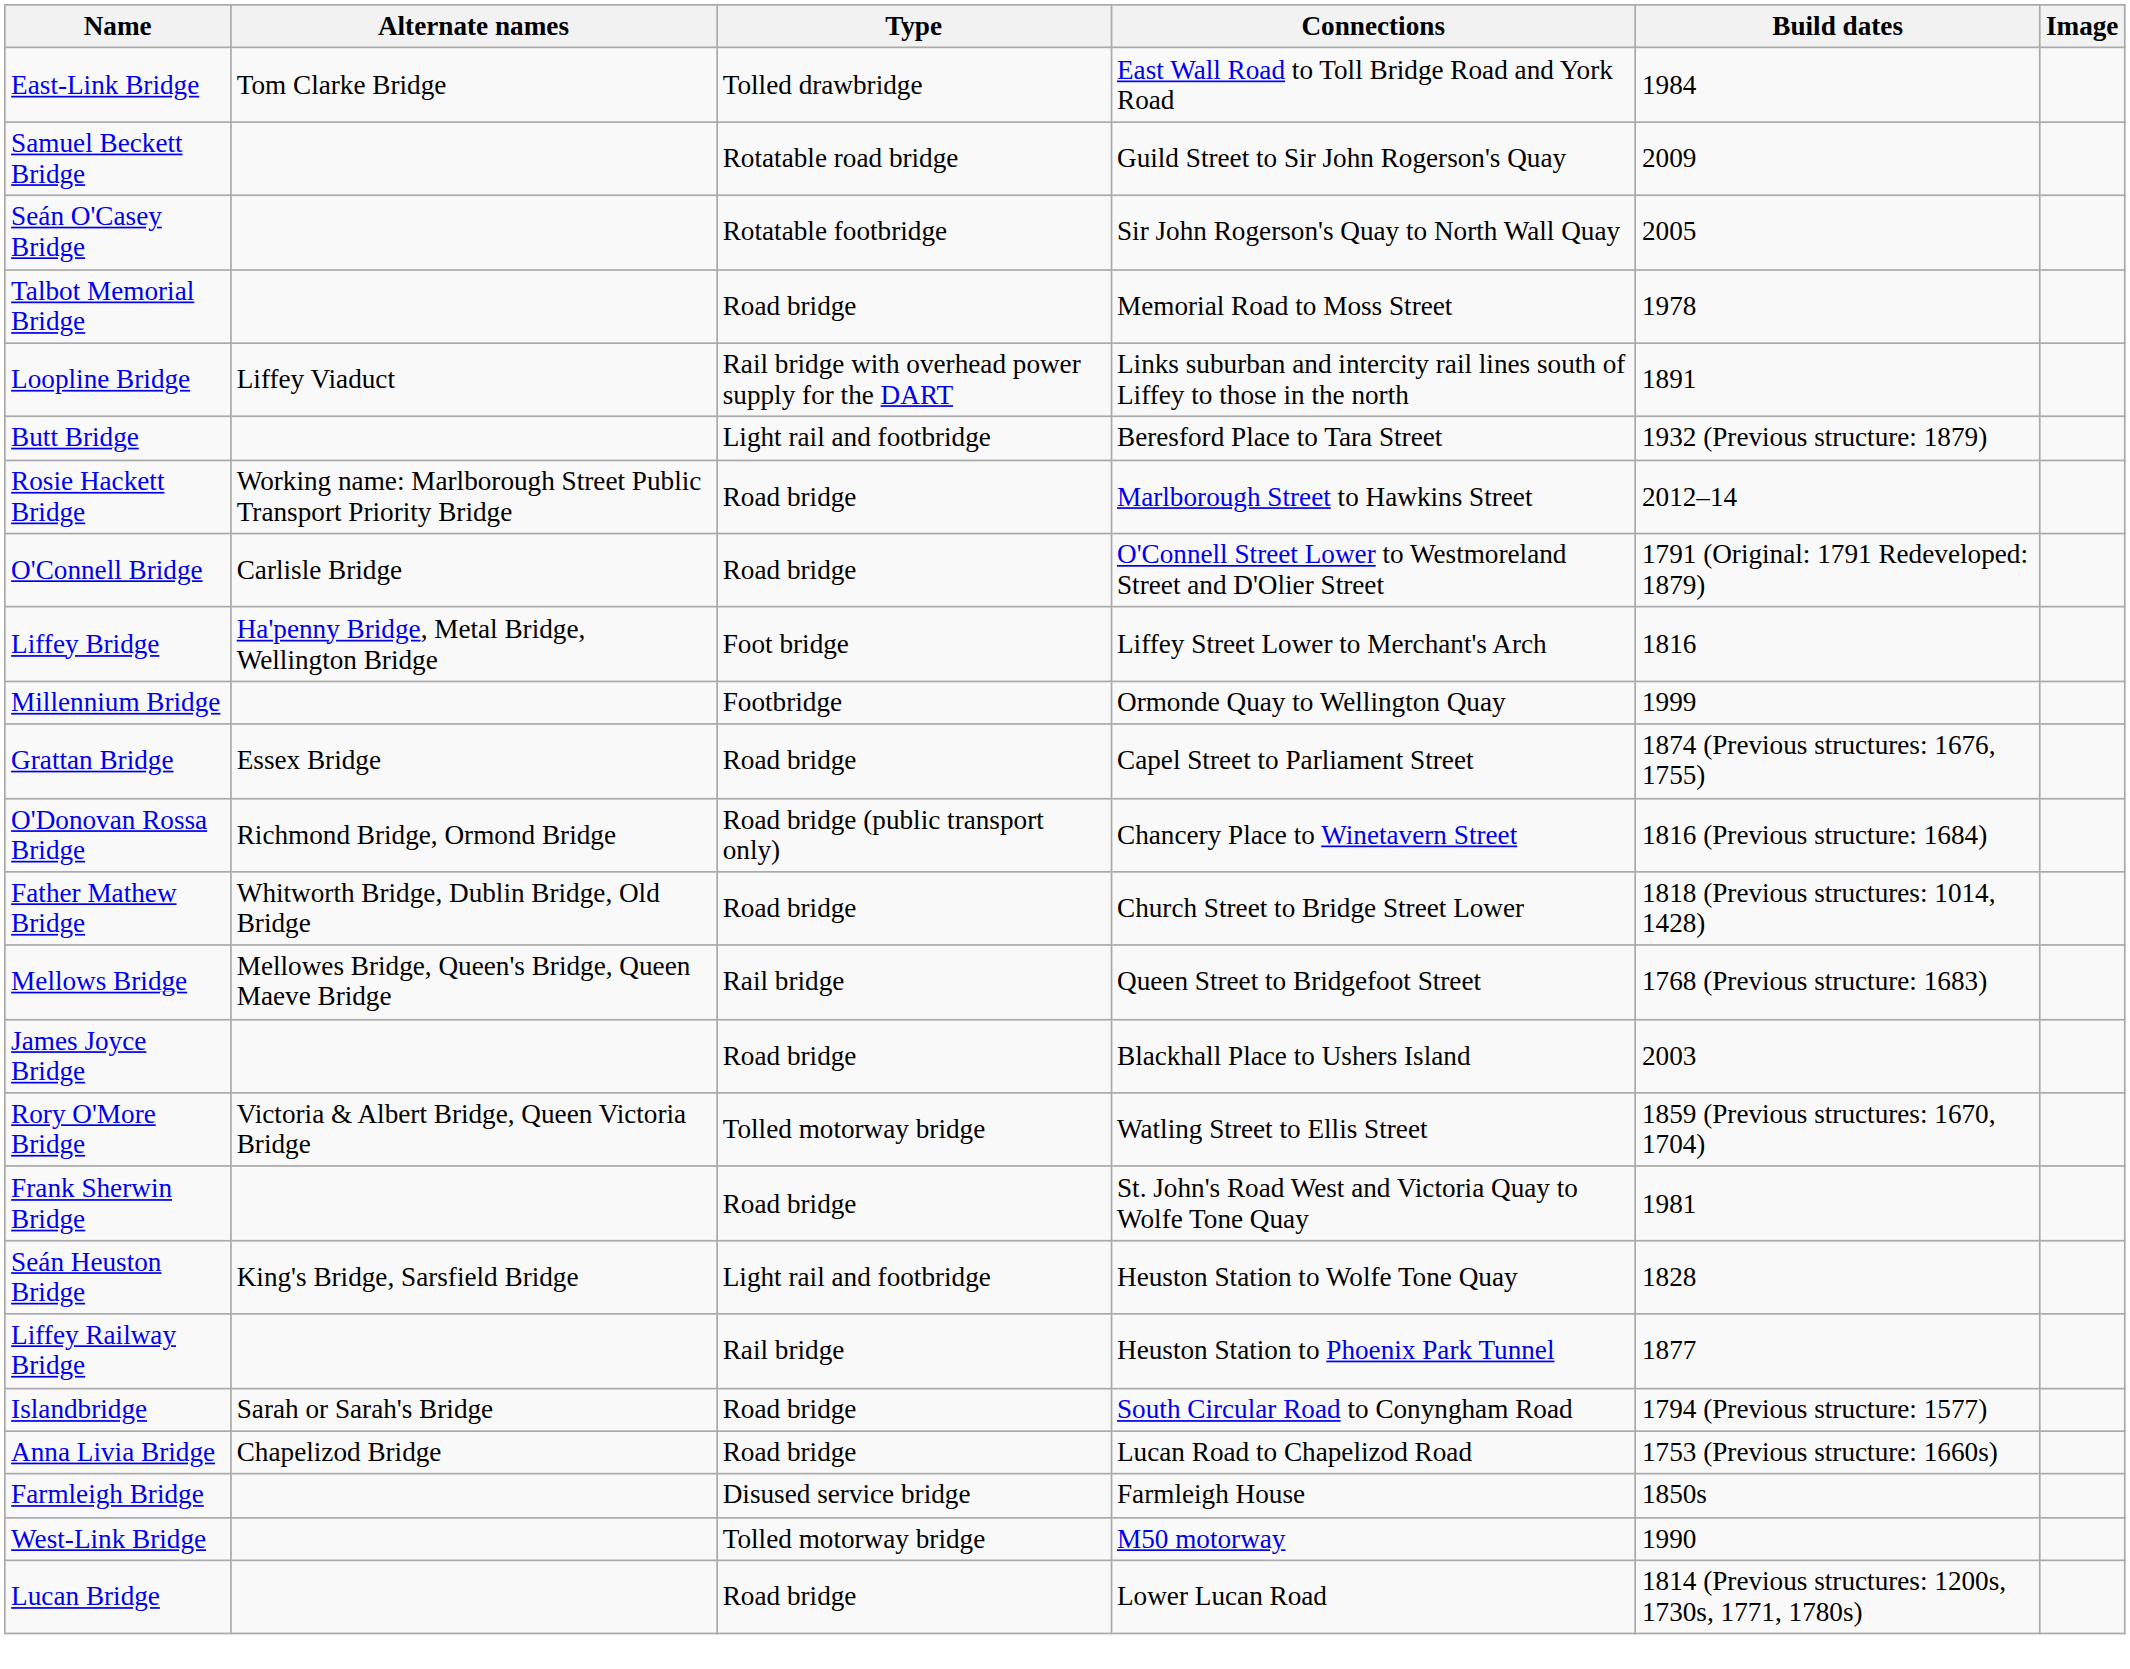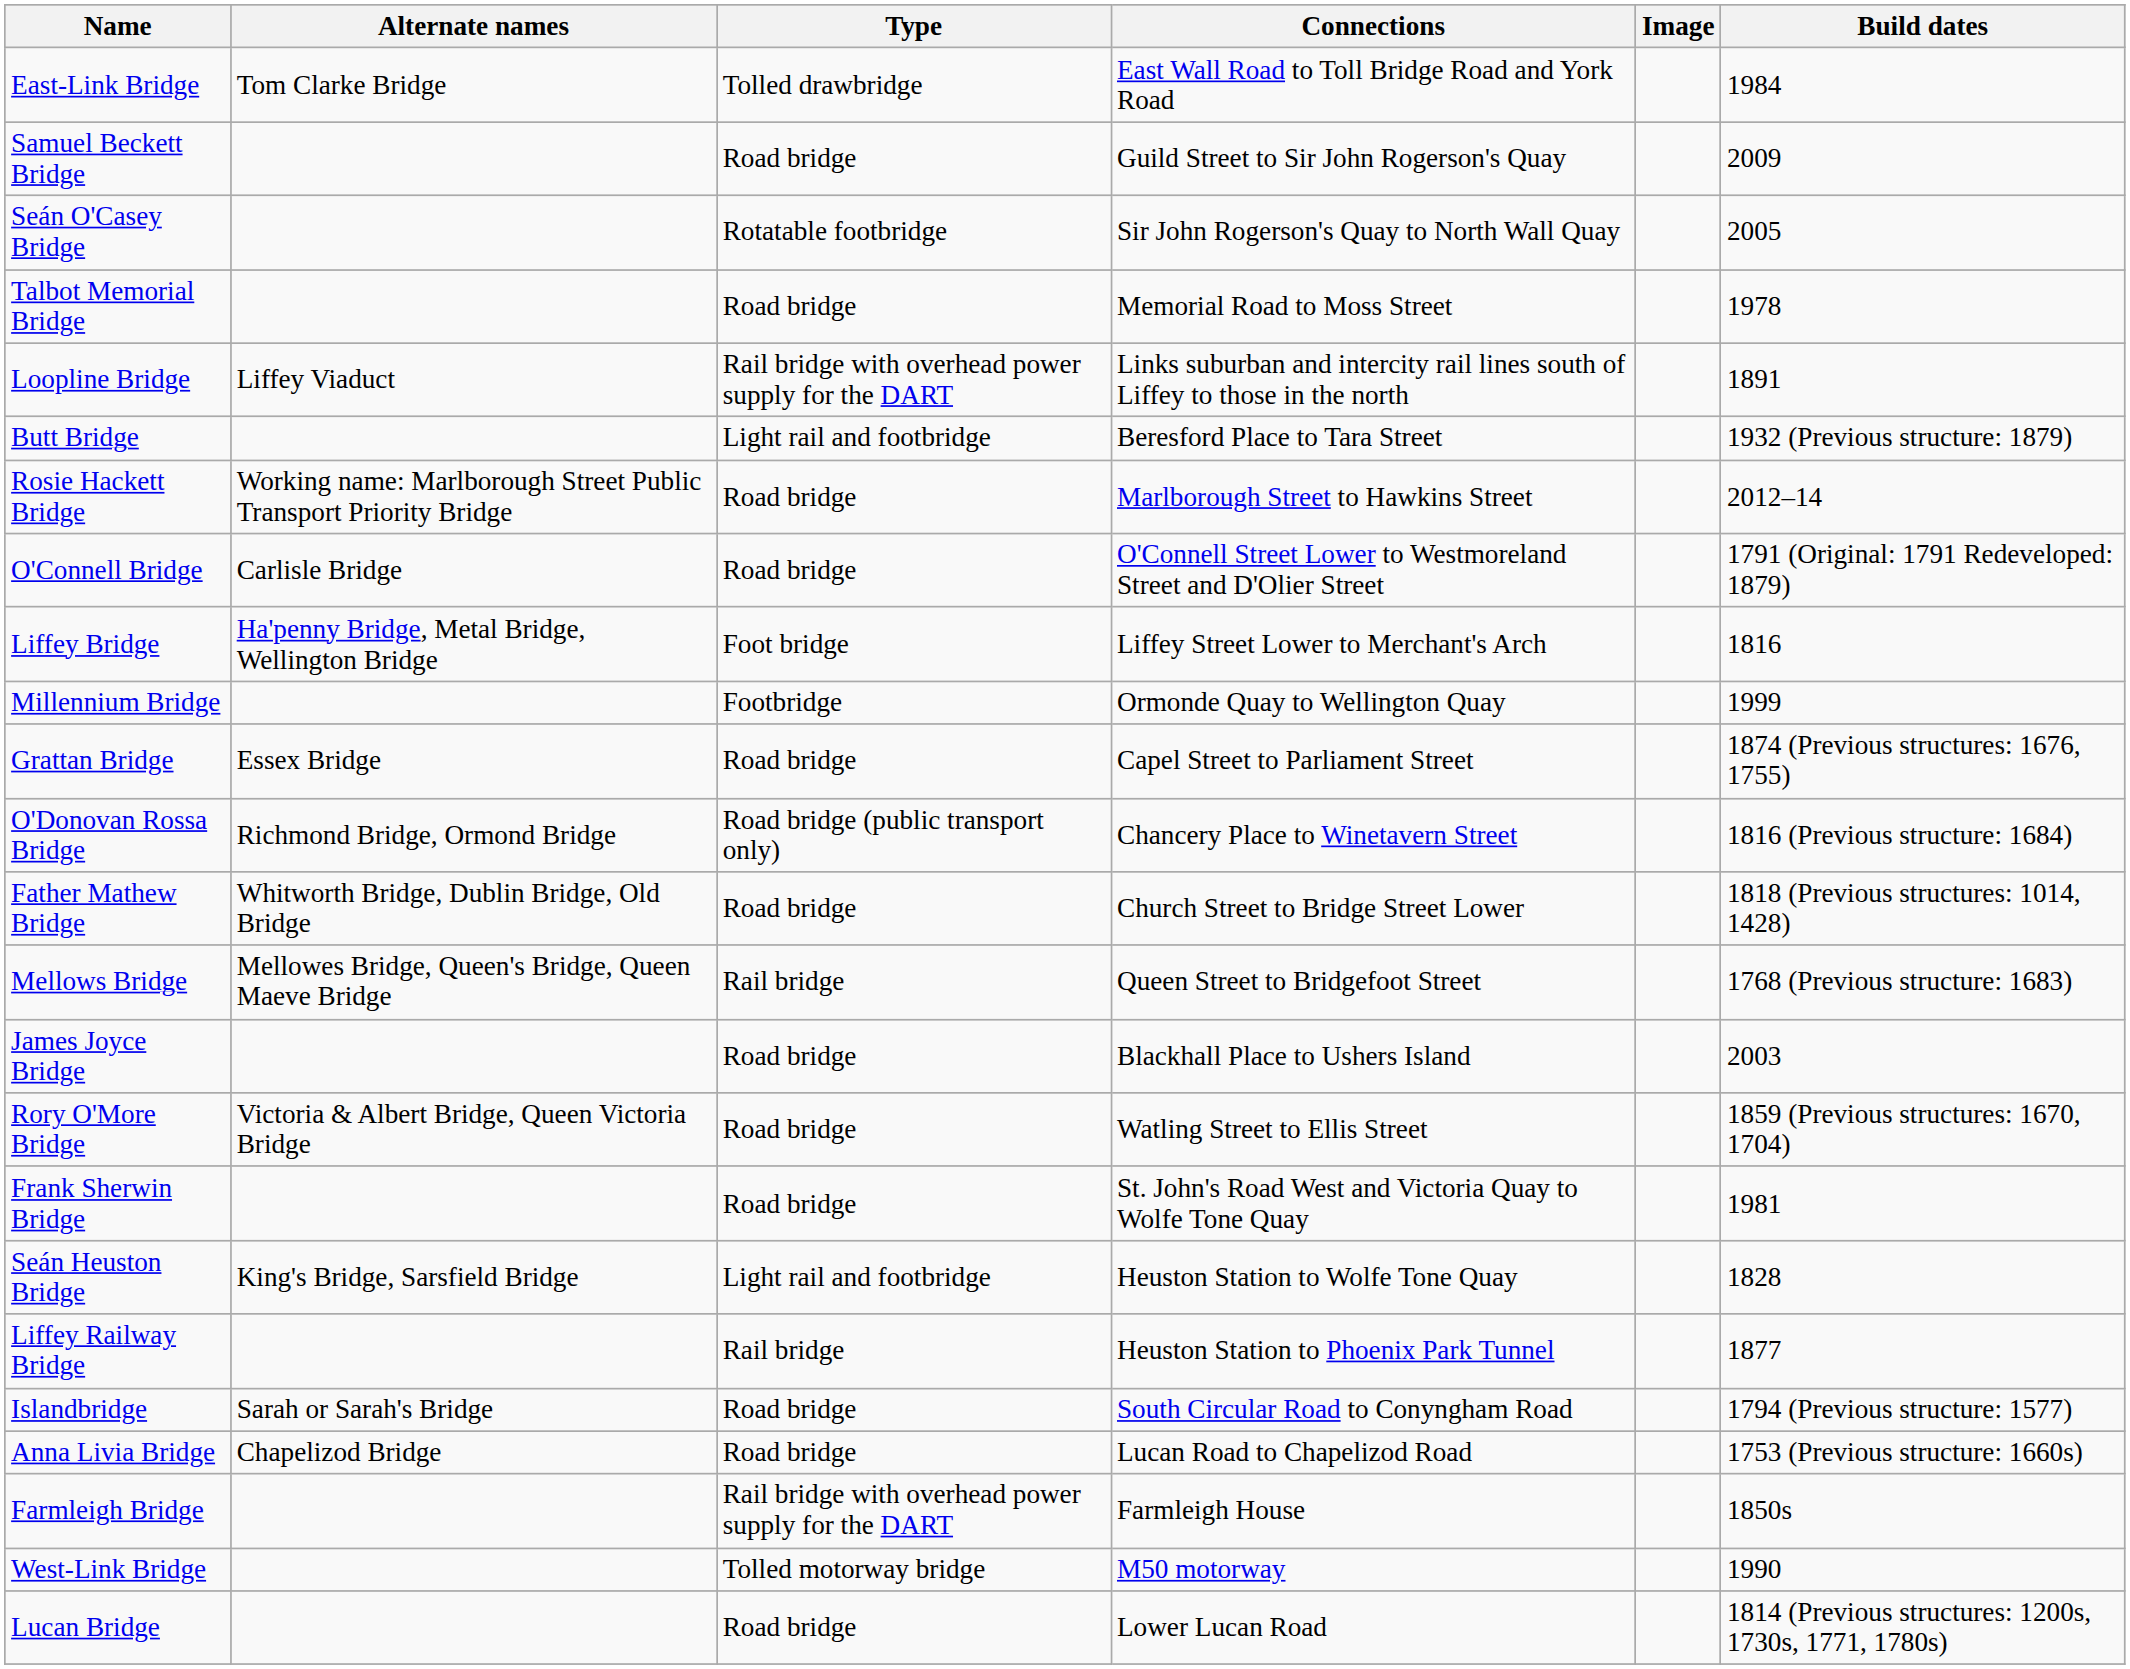columns swapped: (1838, 26) <-> (2082, 26)
(841, 158) Rotatable road bridge -> (790, 158) Road bridge
(854, 1129) Tolled motorway bridge -> (790, 1129) Road bridge
(847, 1495) Disused service bridge -> (902, 1510) Rail bridge with overhead power supply for the DART
